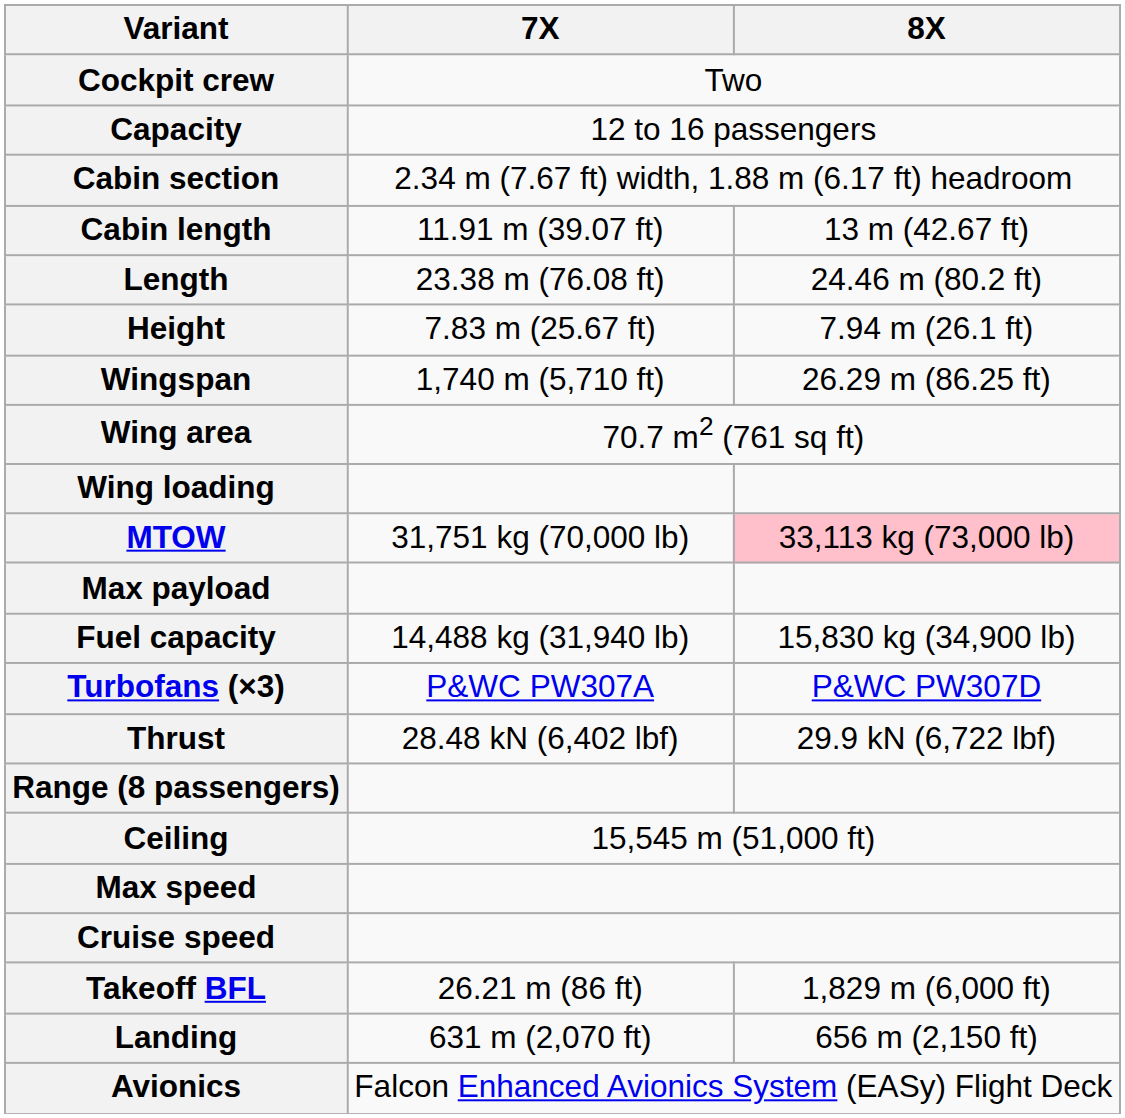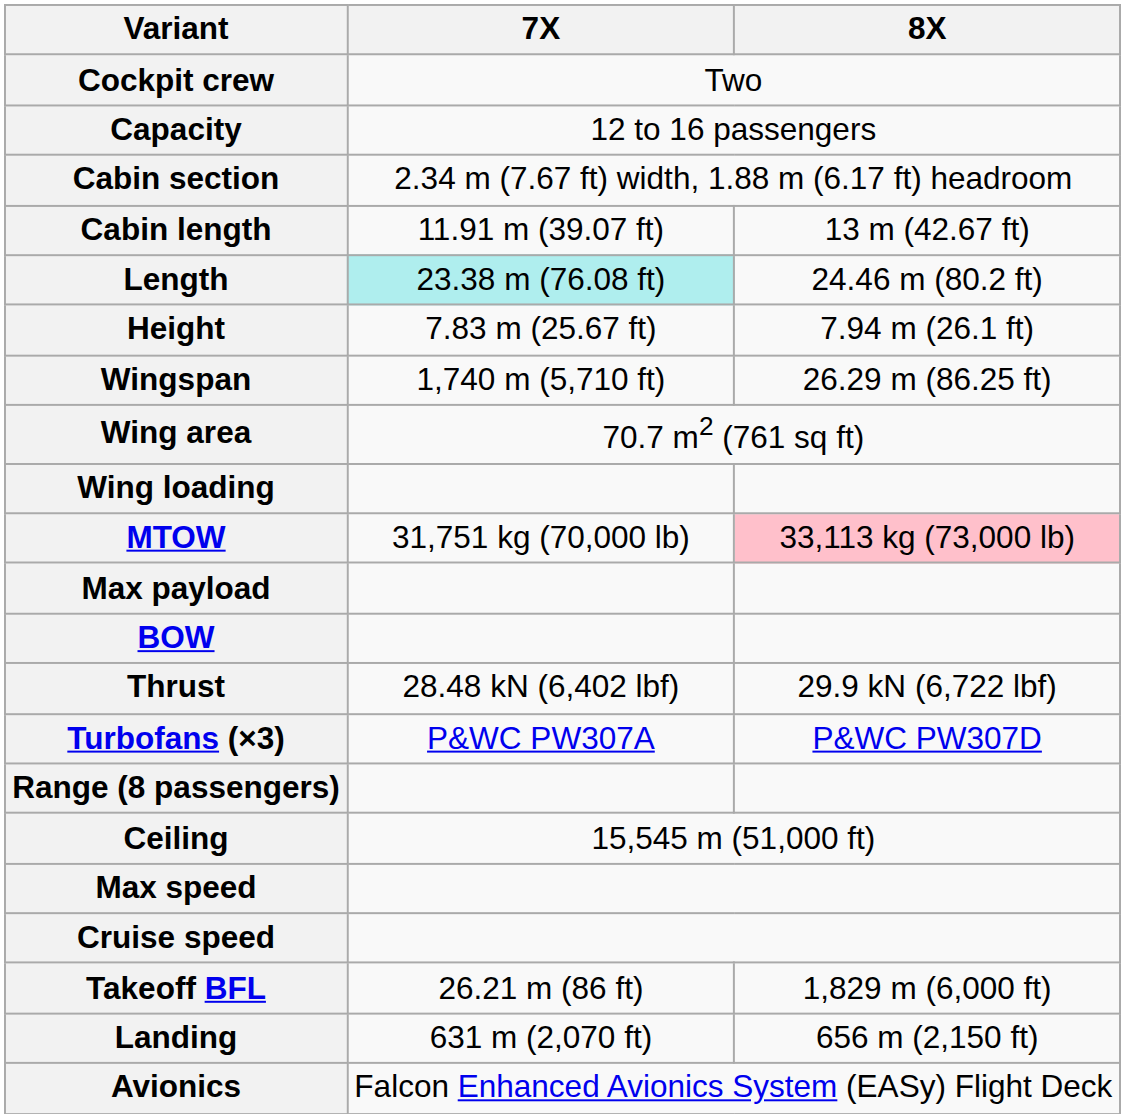(540, 279) no background -> (541, 279) paleturquoise background
- row: (176, 637)
+ row: (176, 637)
rows swapped: (176, 687) <-> (176, 737)
